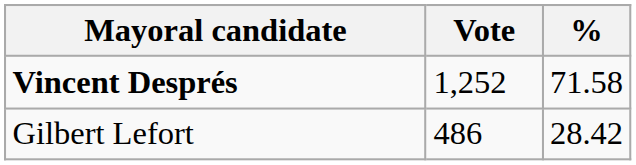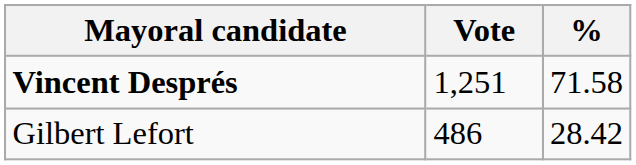(470, 81) 1,252 -> (470, 81) 1,251
